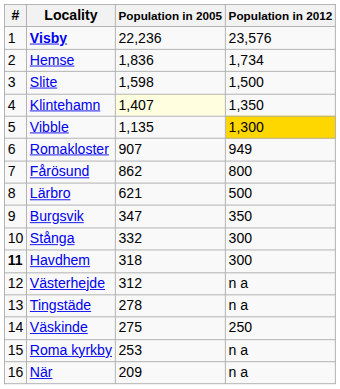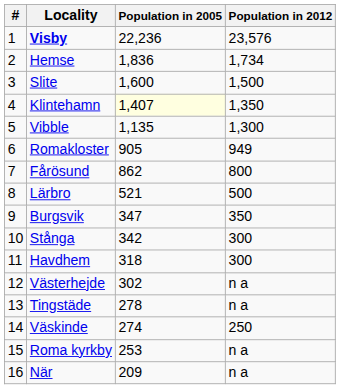(136, 82) 1,598 -> (136, 82) 1,600
(246, 127) gold background -> (246, 127) no background
(130, 149) 907 -> (130, 149) 905
(130, 194) 621 -> (130, 194) 521
(130, 238) 332 -> (130, 238) 342
(15, 261) bold -> (15, 261) normal
(130, 283) 312 -> (130, 283) 302
(130, 328) 275 -> (130, 328) 274
